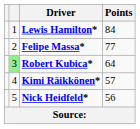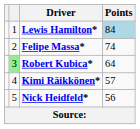(110, 29) no background -> (110, 29) lightblue background
(110, 46) 77 -> (110, 46) 74
